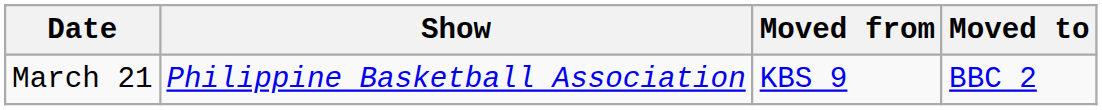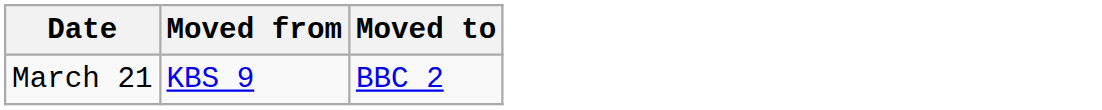- column: (456, 29)
